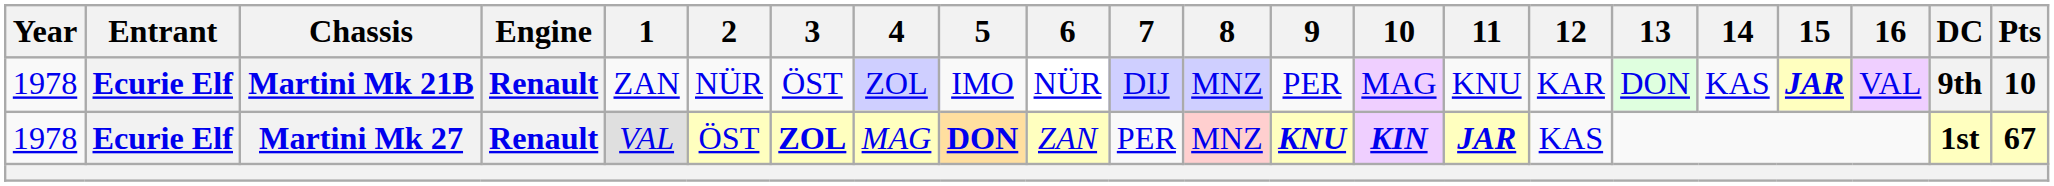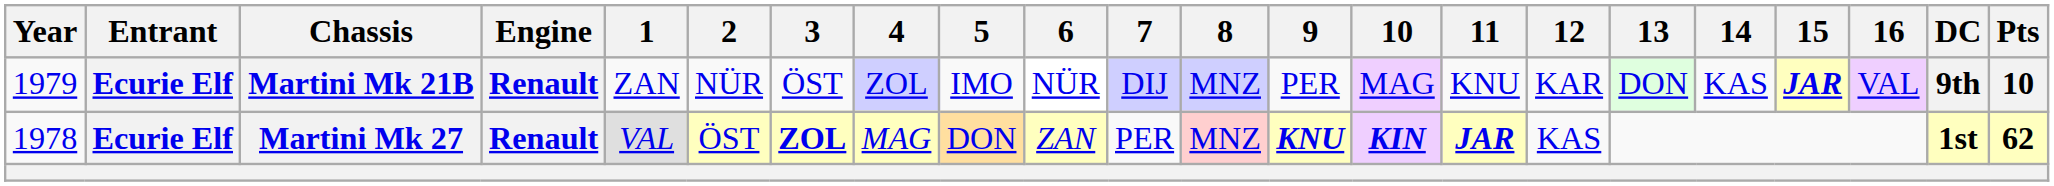(45, 83) 1978 -> (45, 83) 1979
(982, 137) bold -> (982, 137) normal
(2020, 137) 67 -> (2018, 137) 62
